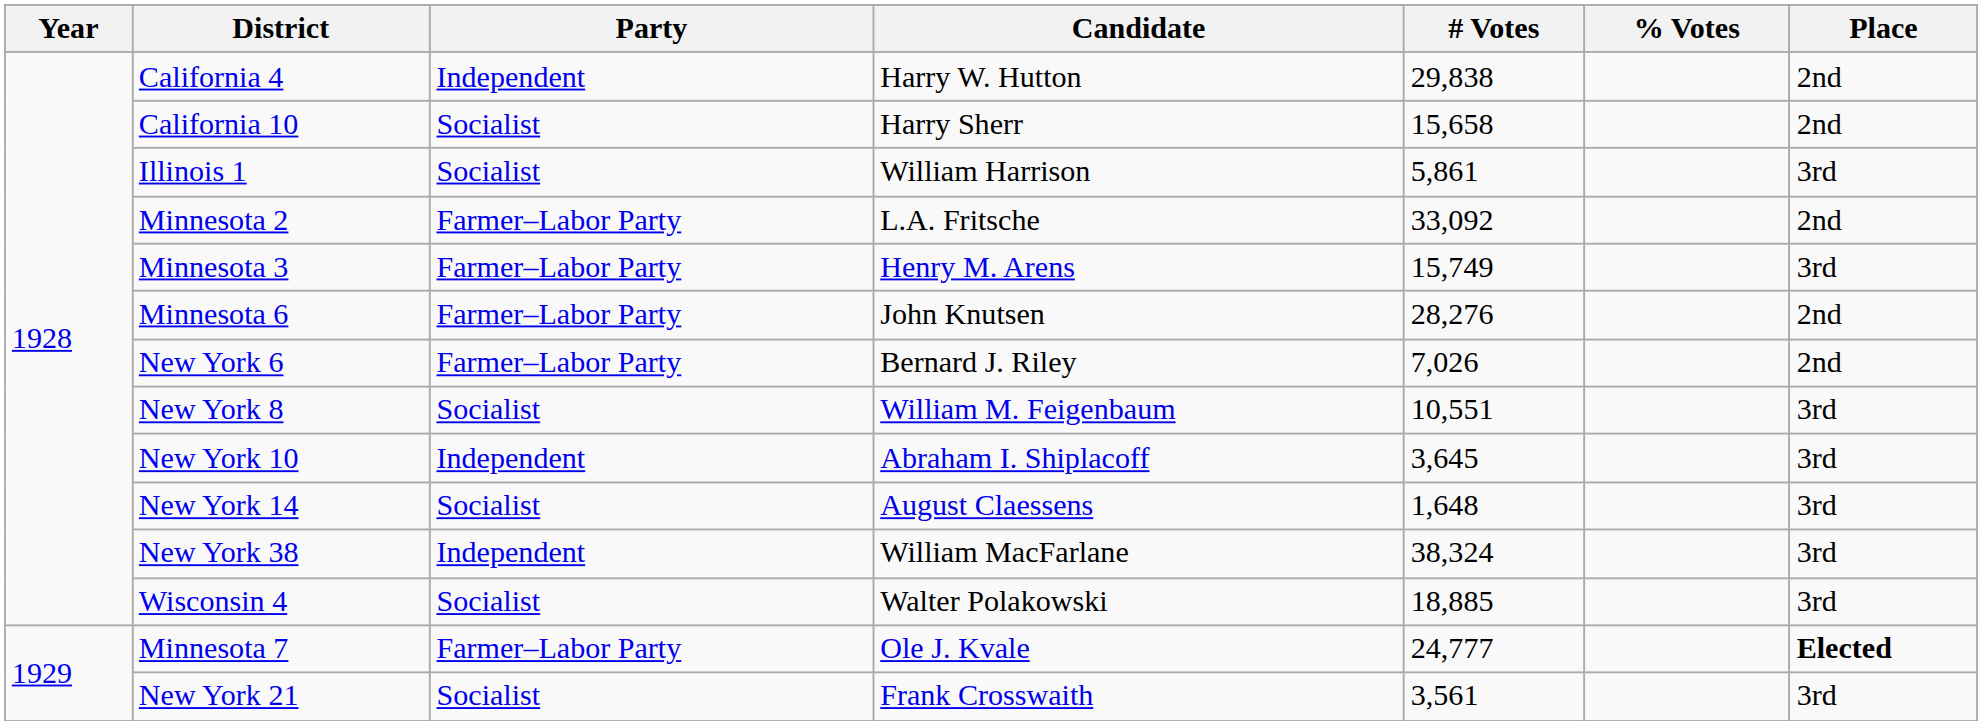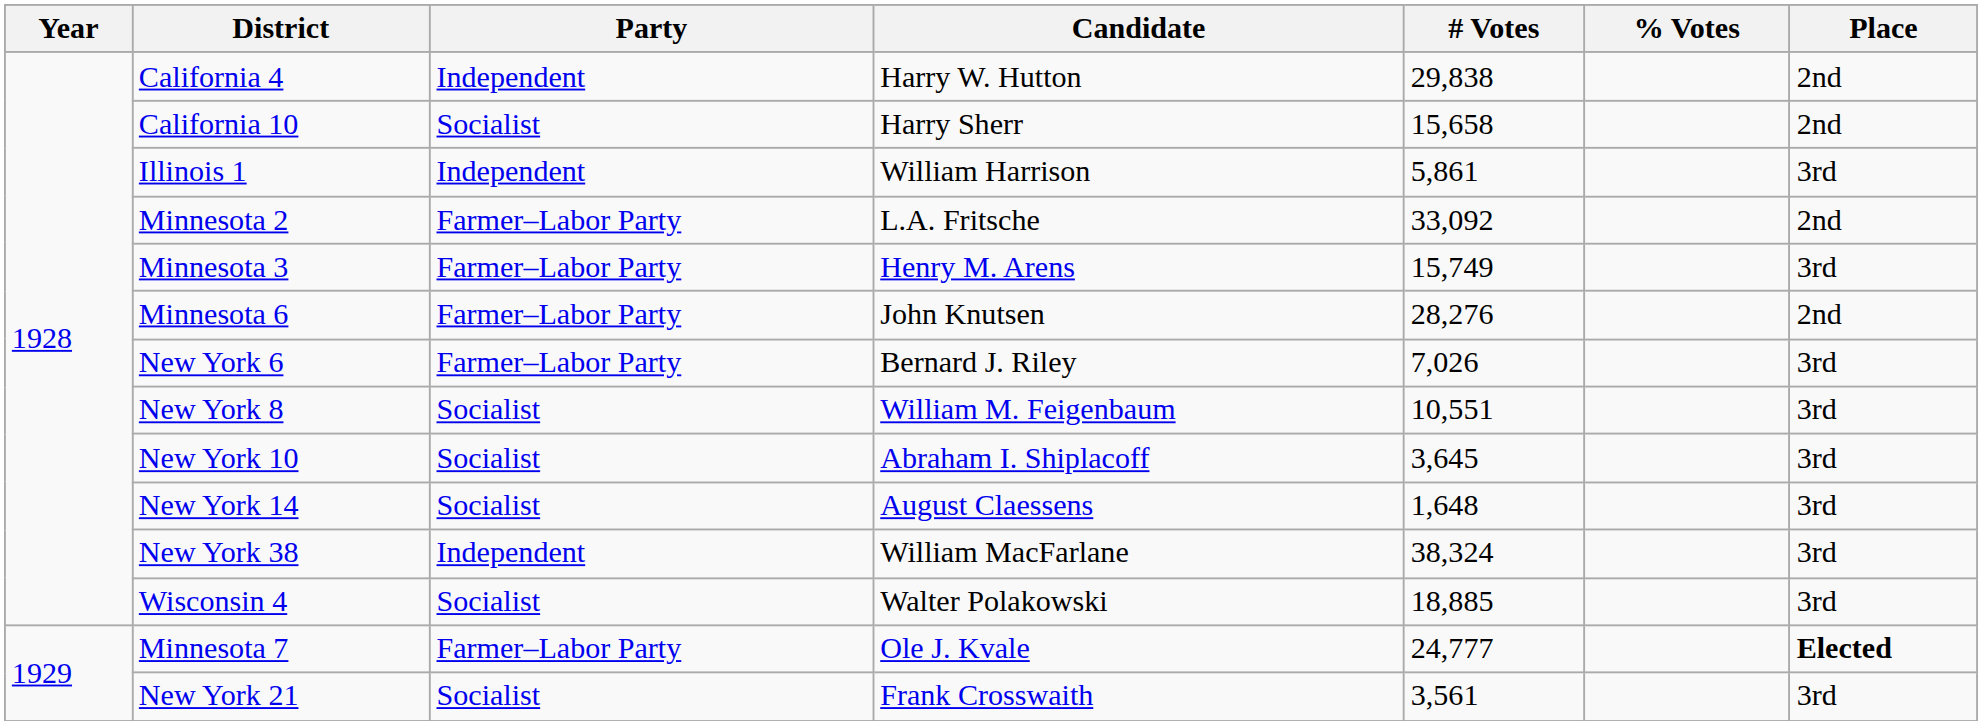(488, 171) Socialist -> (511, 171) Independent
(1819, 362) 2nd -> (1817, 362) 3rd
(511, 457) Independent -> (488, 457) Socialist
